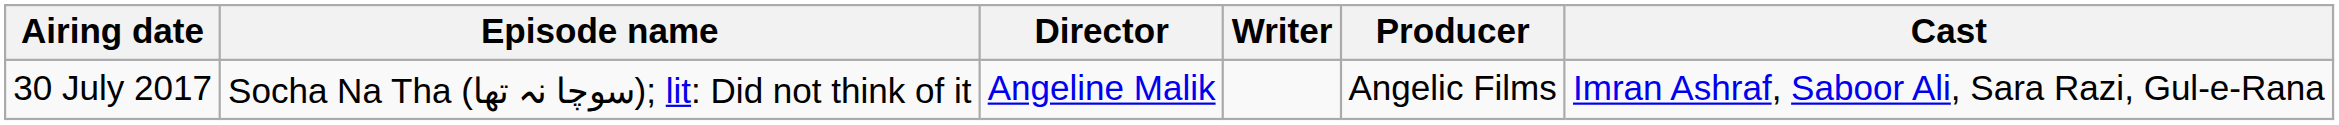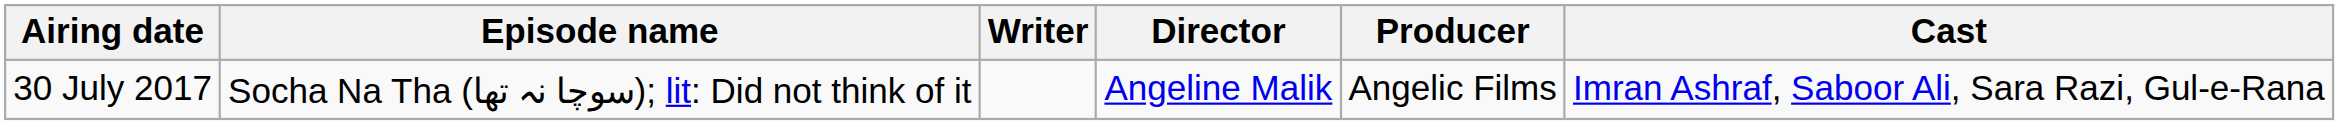columns swapped: (1282, 32) <-> (1102, 32)
